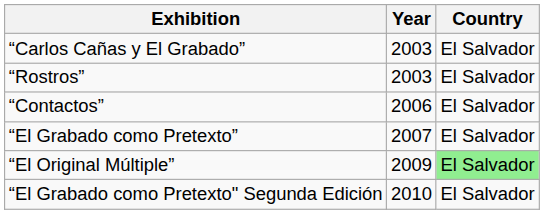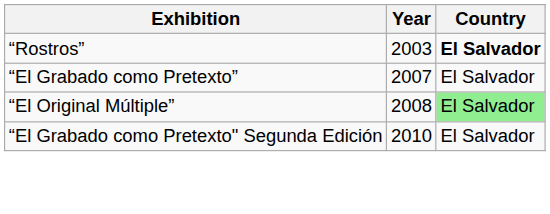- row: (127, 48)
(487, 77) normal -> (491, 48) bold
- row: (56, 106)
(411, 164) 2009 -> (411, 106) 2008
